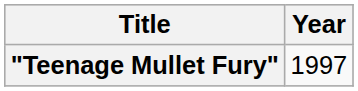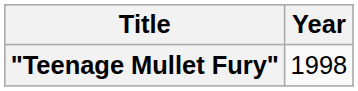(319, 65) 1997 -> (319, 65) 1998
